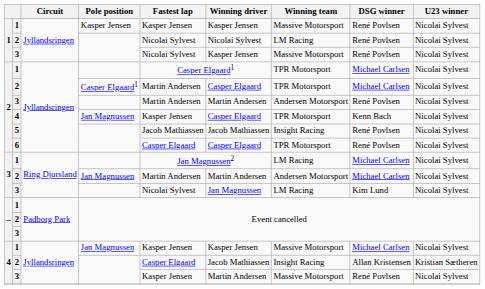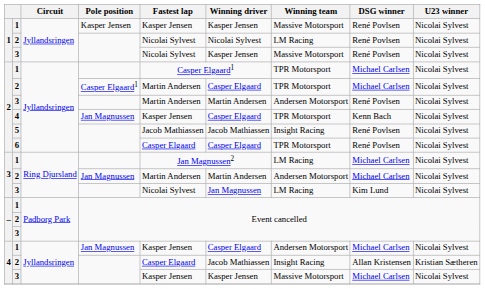(233, 247) Kasper Jensen -> (234, 247) Casper Elgaard
(309, 247) Massive Motorsport -> (311, 247) Andersen Motorsport
(237, 276) Martin Andersen -> (233, 276) Kasper Jensen
(376, 276) René Povlsen -> (381, 276) Michael Carlsen
